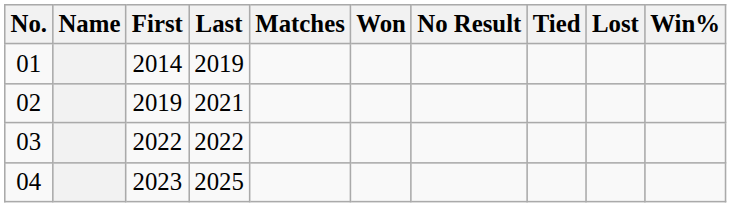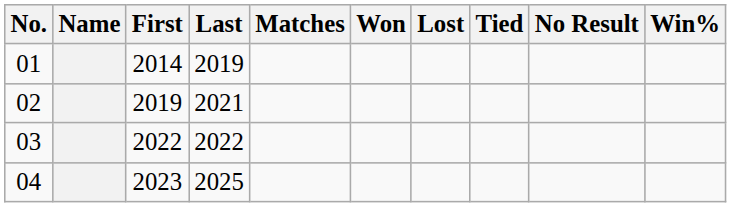columns swapped: (615, 24) <-> (469, 24)
